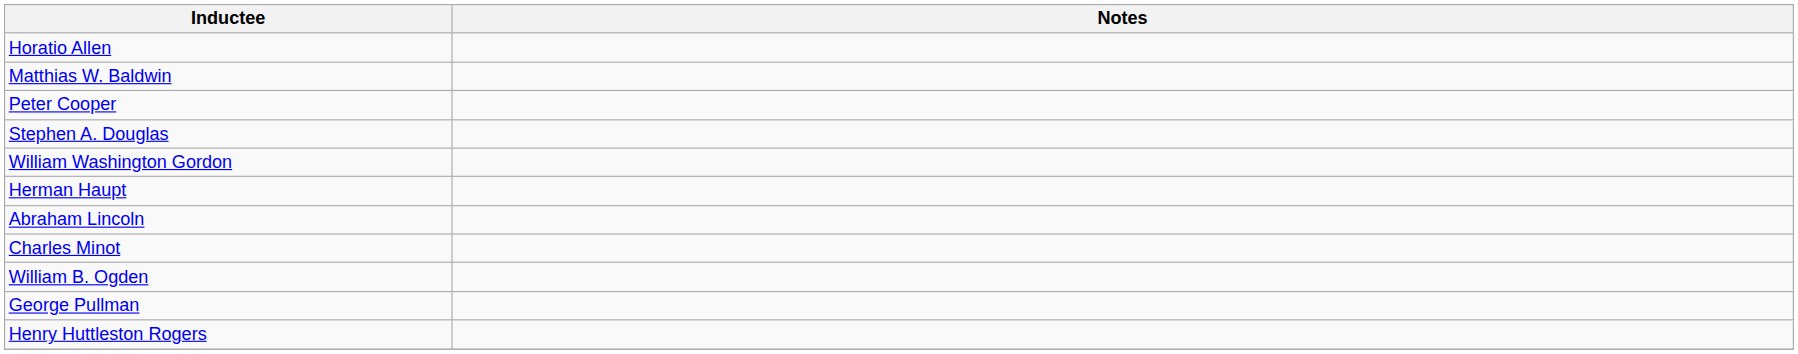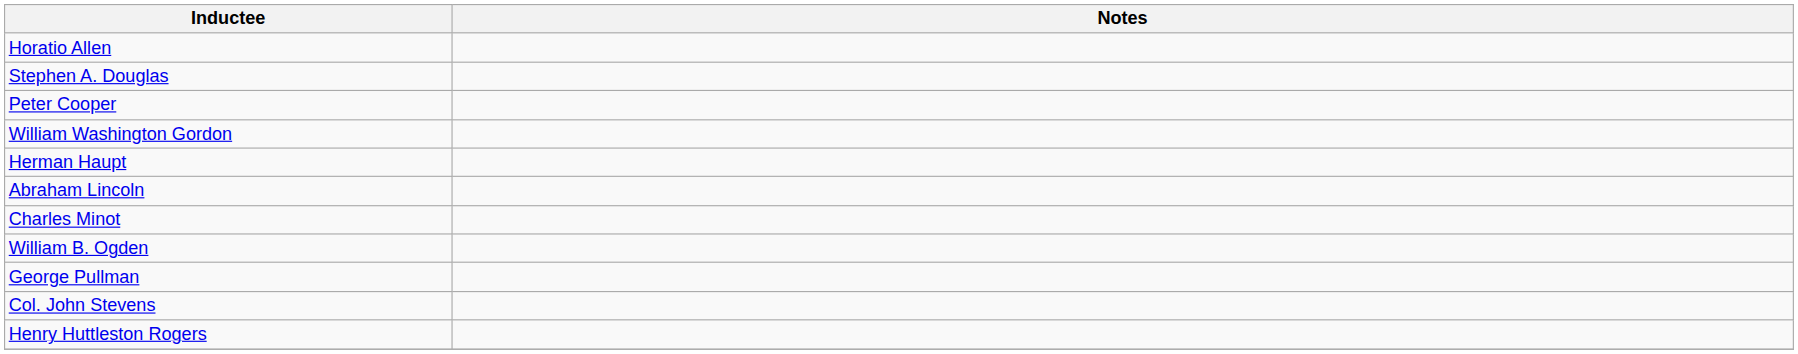- row: (90, 76)
rows swapped: (63, 104) <-> (89, 133)
+ row: (82, 305)
